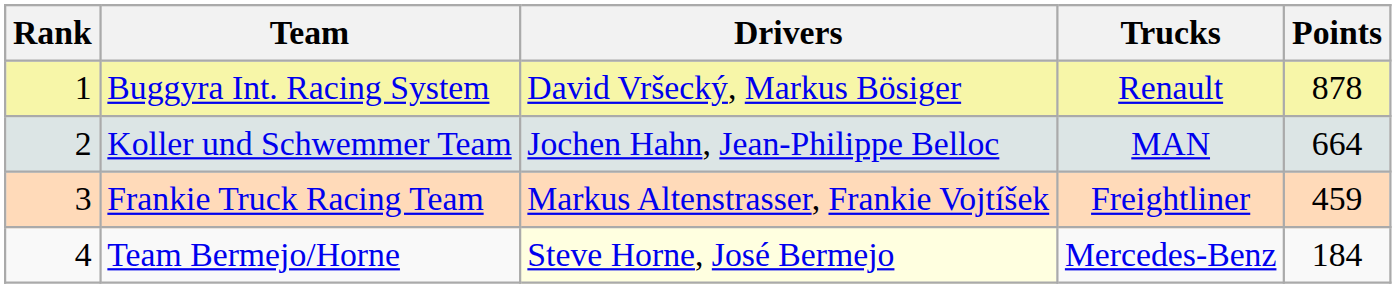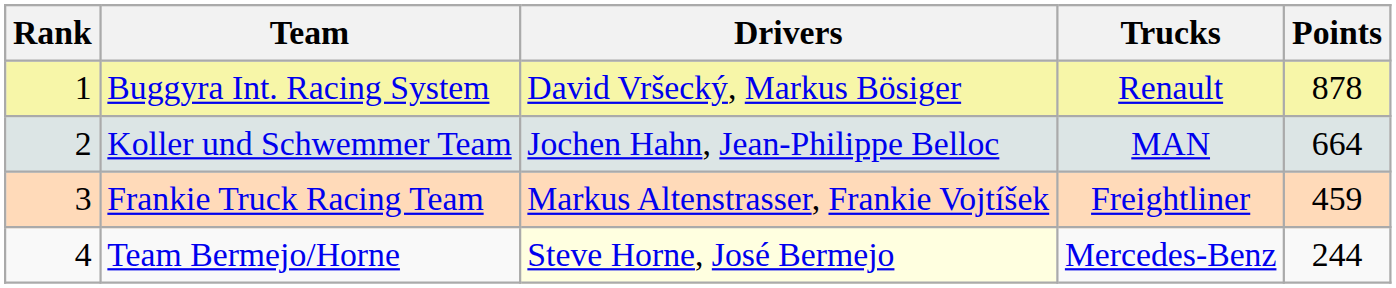(1337, 255) 184 -> (1337, 255) 244
